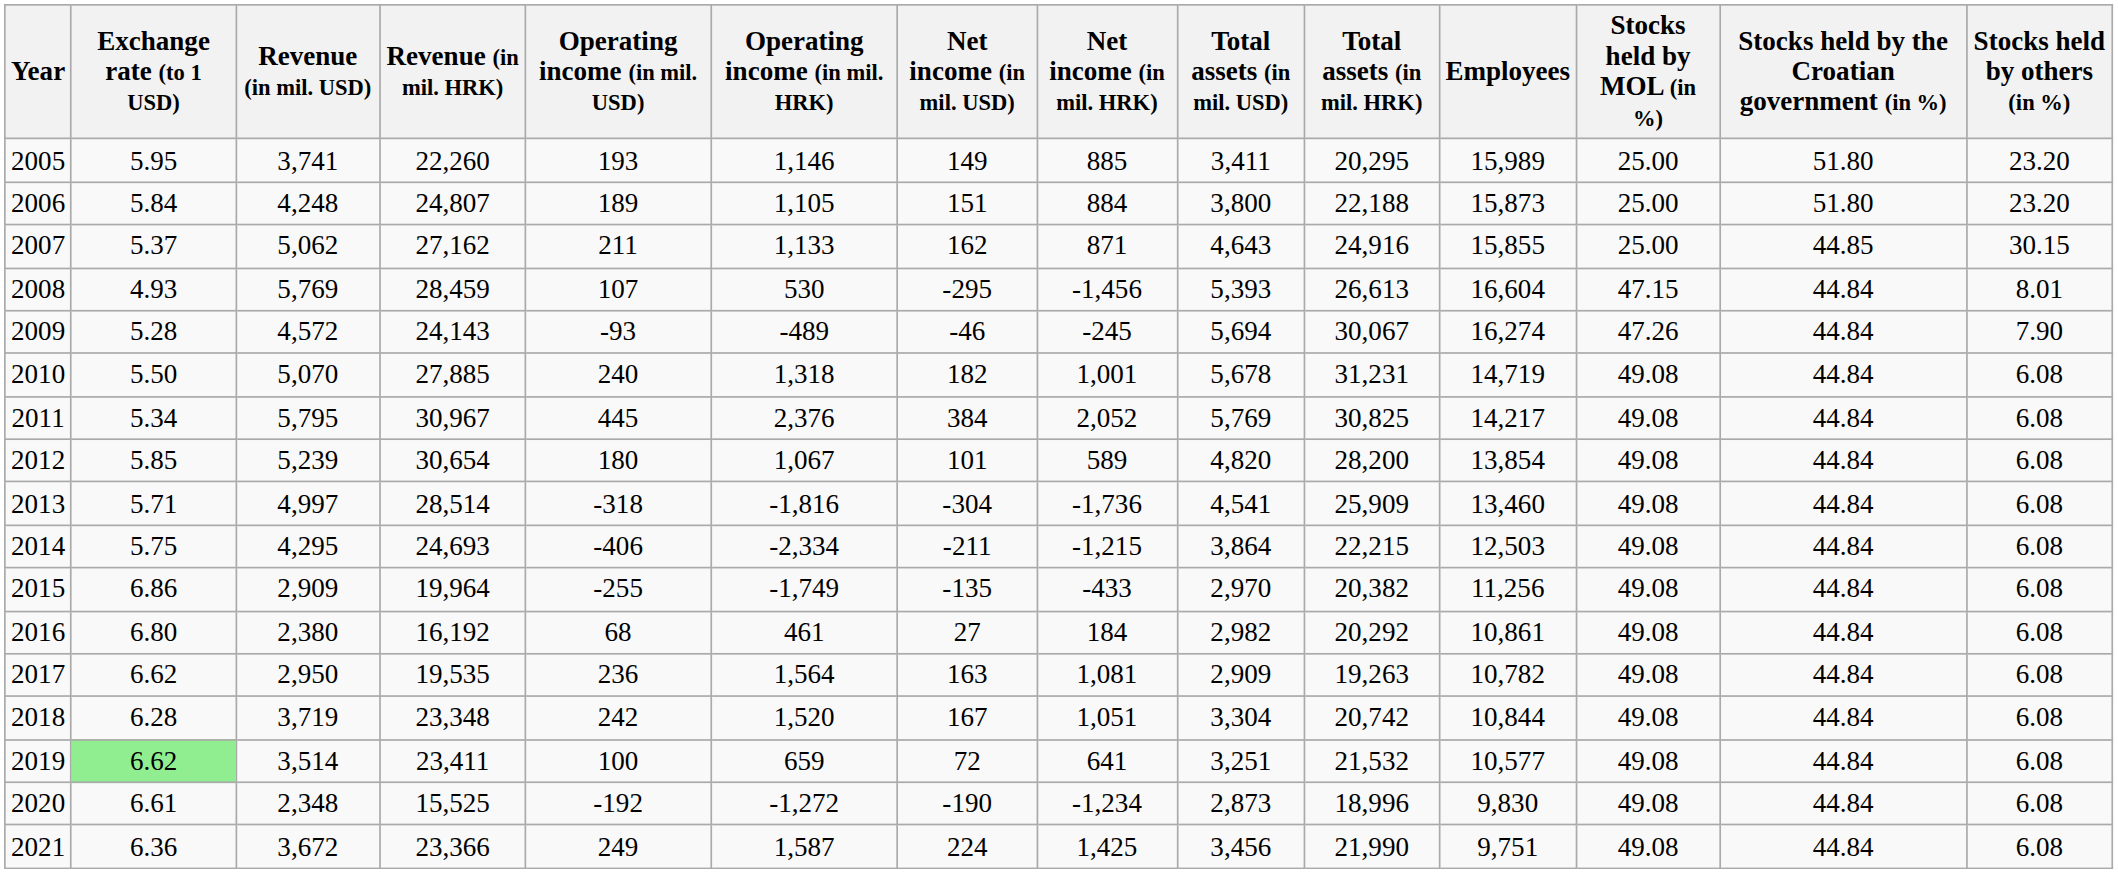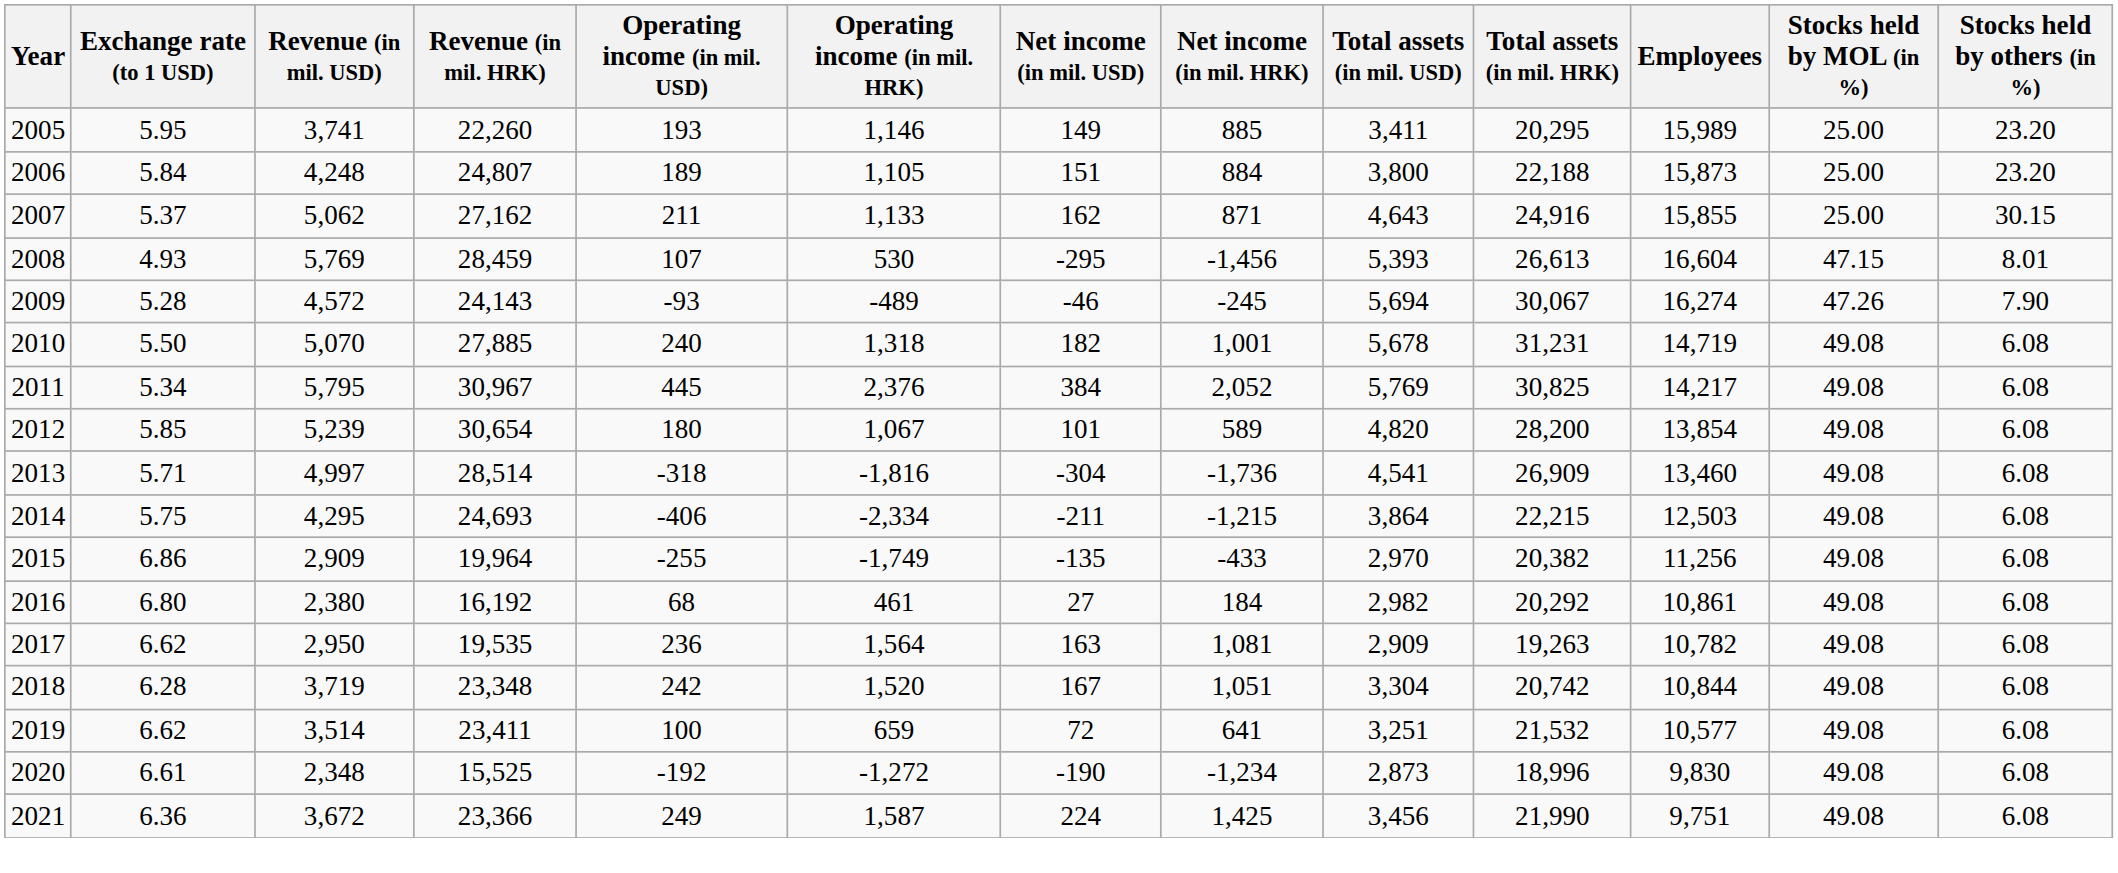- column: (1843, 71)
(1372, 503) 25,909 -> (1552, 472) 26,909
(154, 760) lightgreen background -> (163, 730) no background
